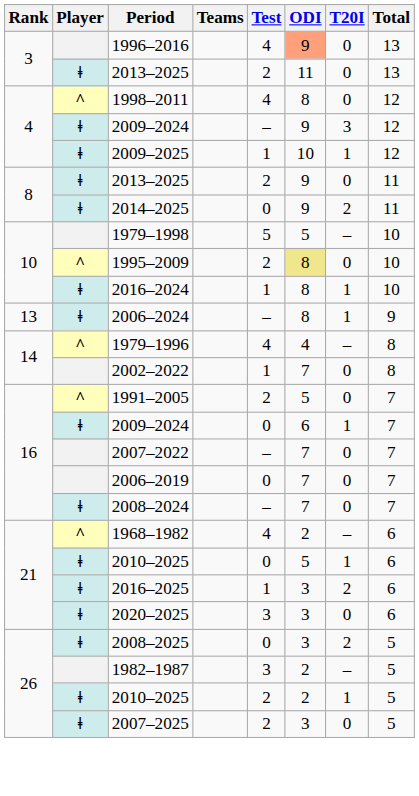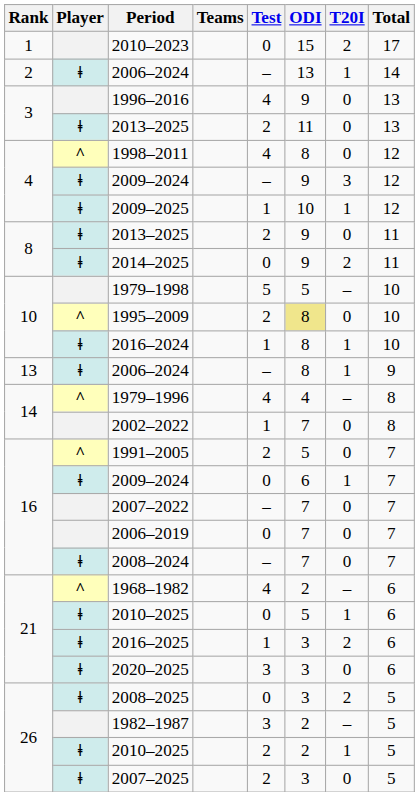+ row: (28, 45)
+ row: (28, 72)
(305, 45) lightsalmon background -> (305, 99) no background
